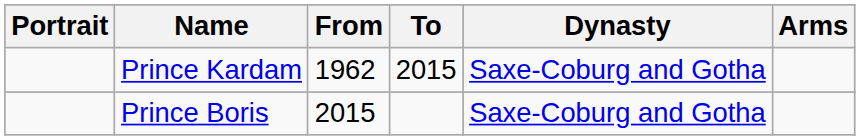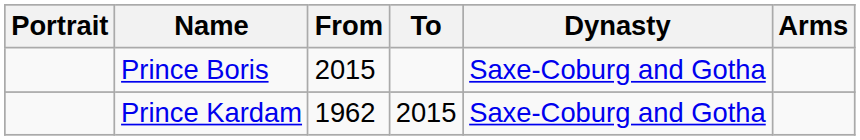rows swapped: (212, 69) <-> (195, 112)
